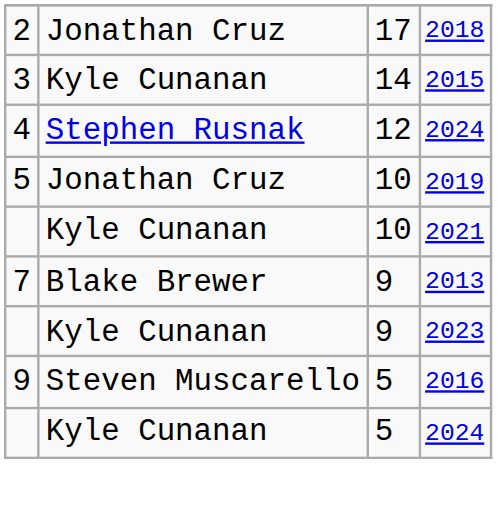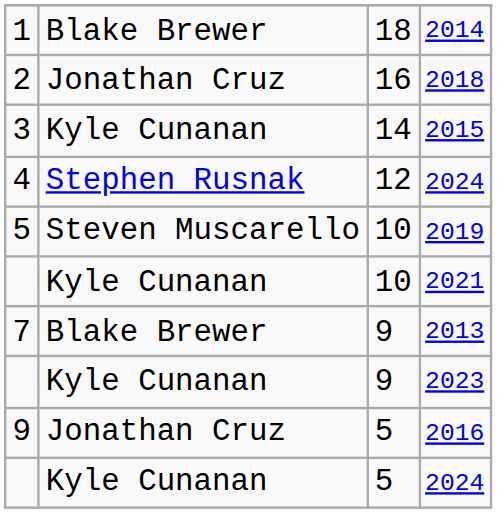+ row: (22, 30)
(393, 30) 17 -> (393, 81) 16
(166, 181) Jonathan Cruz -> (203, 231) Steven Muscarello
(203, 382) Steven Muscarello -> (166, 432) Jonathan Cruz
